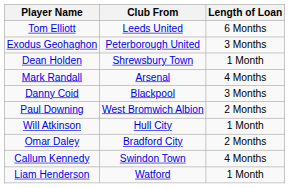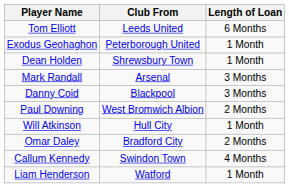(245, 45) 3 Months -> (245, 45) 1 Month
(245, 77) 4 Months -> (245, 77) 3 Months
